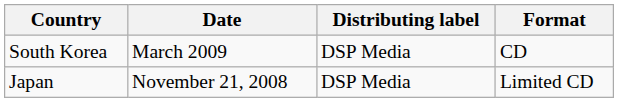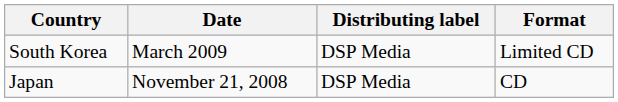(513, 50) CD -> (547, 50) Limited CD
(547, 81) Limited CD -> (513, 81) CD
